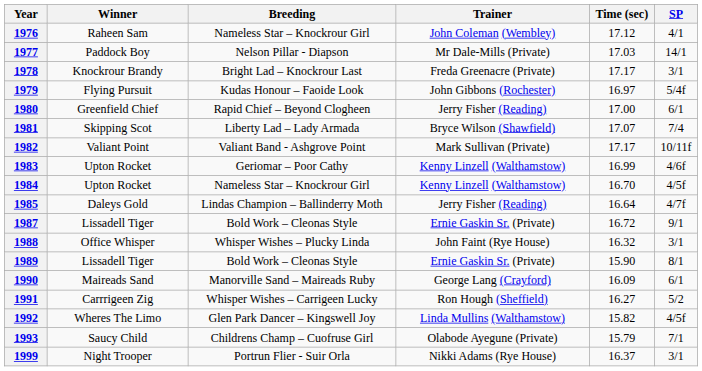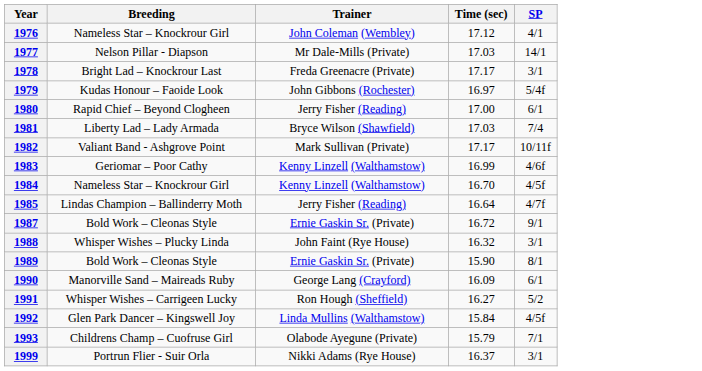- column: (118, 14)
(622, 128) 17.07 -> (481, 128) 17.03
(622, 318) 15.82 -> (481, 318) 15.84
